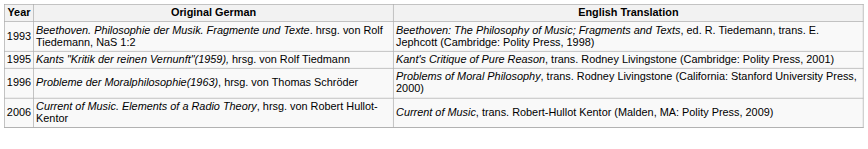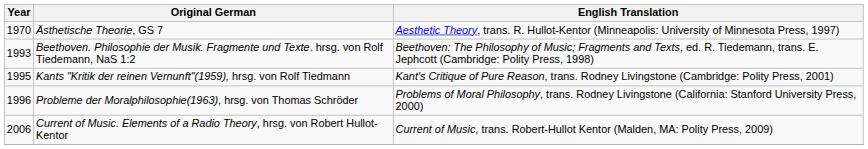+ row: (100, 30)
